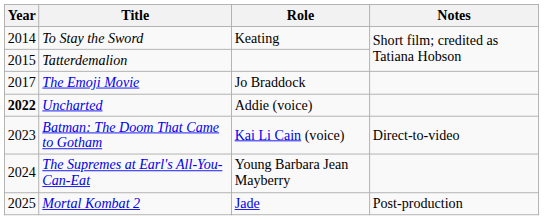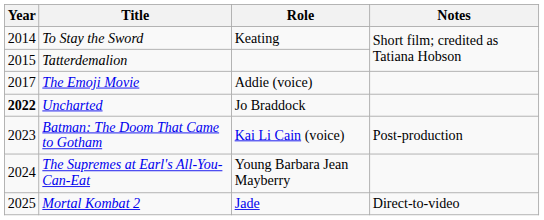(270, 82) Jo Braddock -> (274, 82) Addie (voice)
(274, 104) Addie (voice) -> (270, 104) Jo Braddock
(416, 135) Direct-to-video -> (418, 135) Post-production
(418, 203) Post-production -> (416, 203) Direct-to-video
